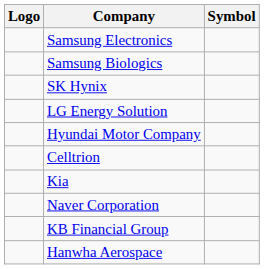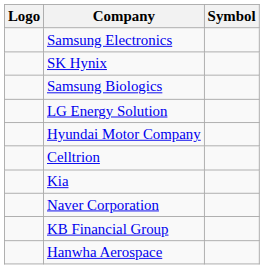rows swapped: (77, 87) <-> (105, 63)
